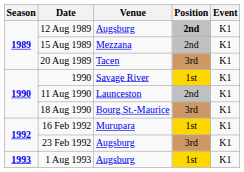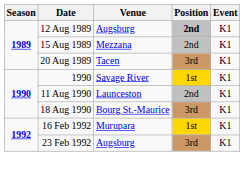- row: (68, 159)
